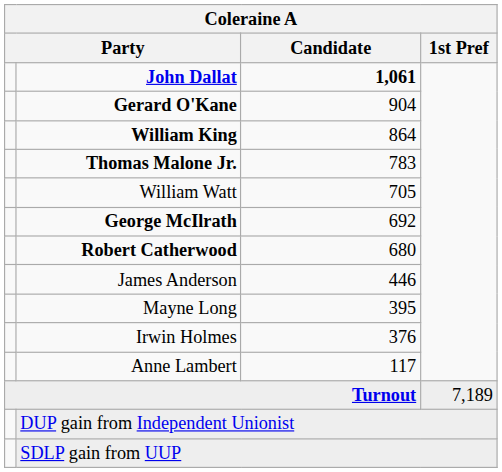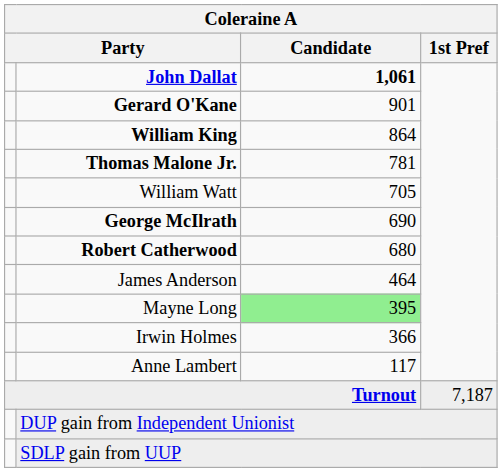(403, 105) 904 -> (403, 105) 901
(403, 163) 783 -> (403, 163) 781
(403, 221) 692 -> (403, 221) 690
(403, 279) 446 -> (403, 279) 464
(403, 308) no background -> (403, 308) lightgreen background
(403, 337) 376 -> (403, 337) 366
(472, 395) 7,189 -> (472, 395) 7,187
